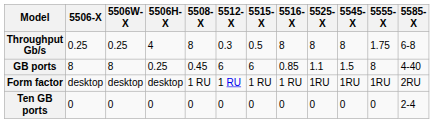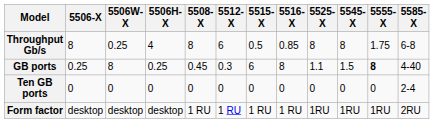(78, 45) 0.25 -> (71, 45) 8
(225, 45) 0.3 -> (221, 45) 6
(282, 45) 8 -> (289, 45) 0.85
(71, 67) 8 -> (78, 67) 0.25
(221, 67) 6 -> (225, 67) 0.3
(289, 67) 0.85 -> (282, 67) 8
(373, 67) normal -> (373, 67) bold
rows swapped: (35, 104) <-> (35, 83)
